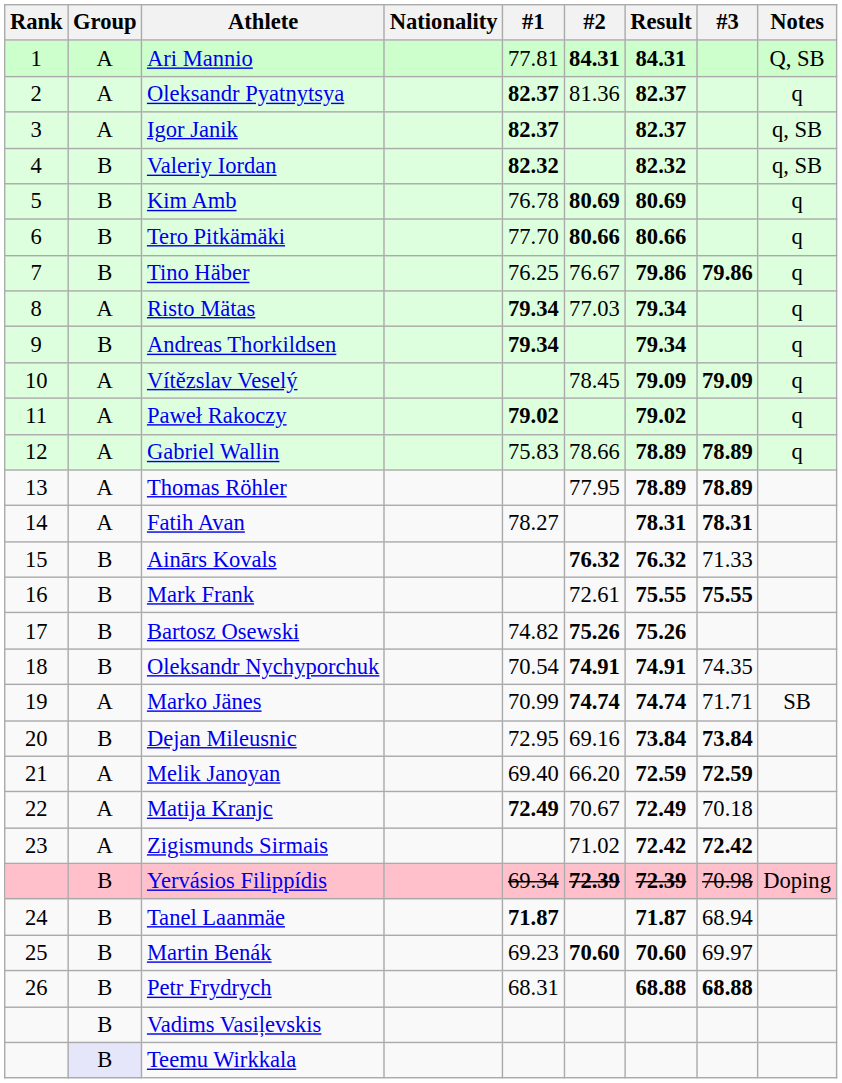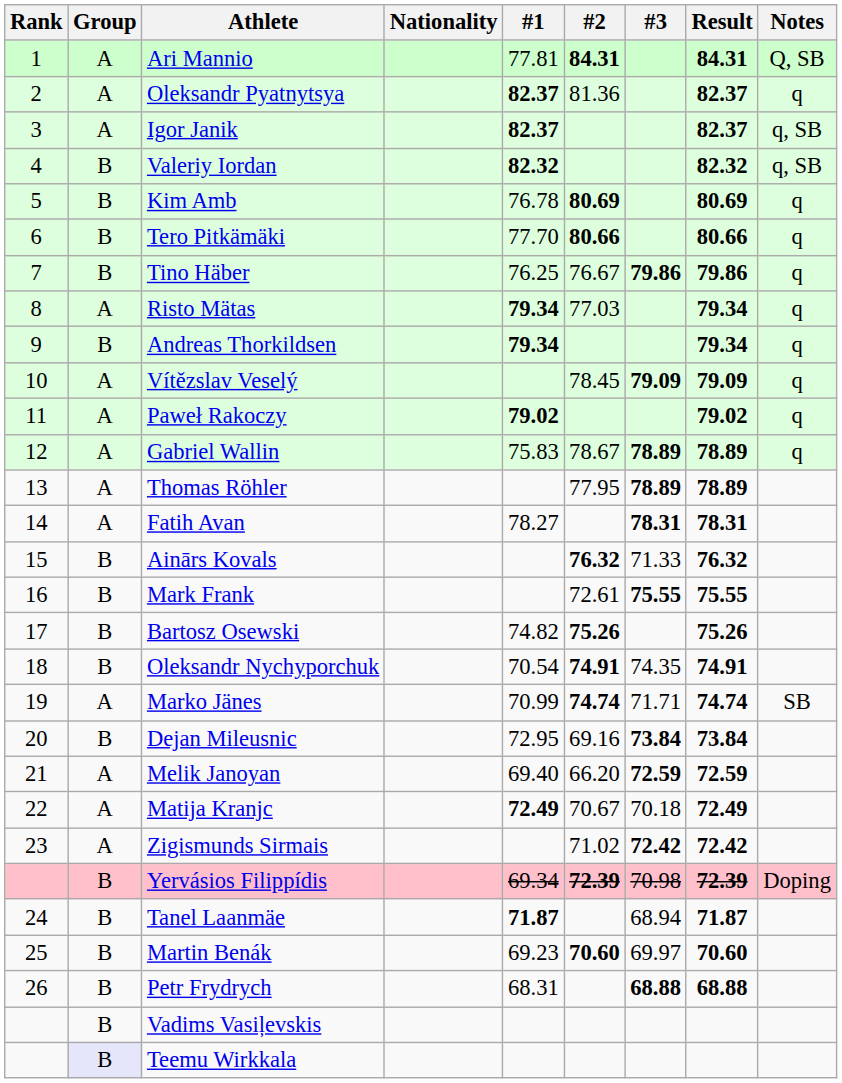columns swapped: (727, 22) <-> (661, 22)
(594, 451) 78.66 -> (594, 451) 78.67
